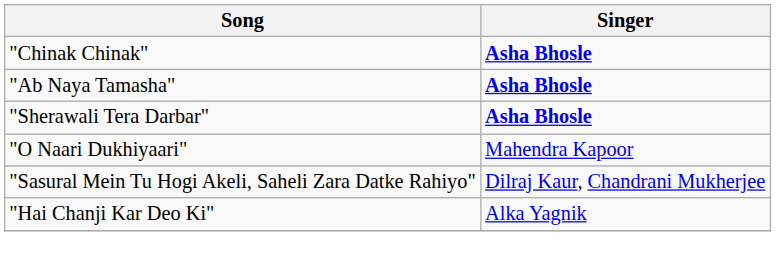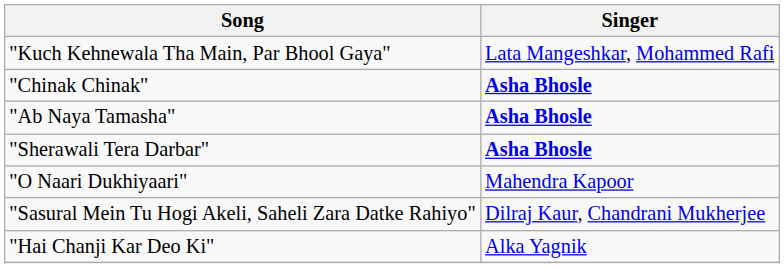+ row: (200, 52)
